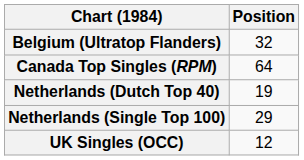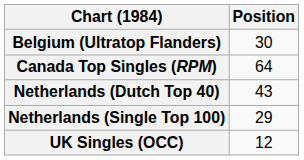(264, 42) 32 -> (264, 42) 30
(264, 92) 19 -> (264, 92) 43
